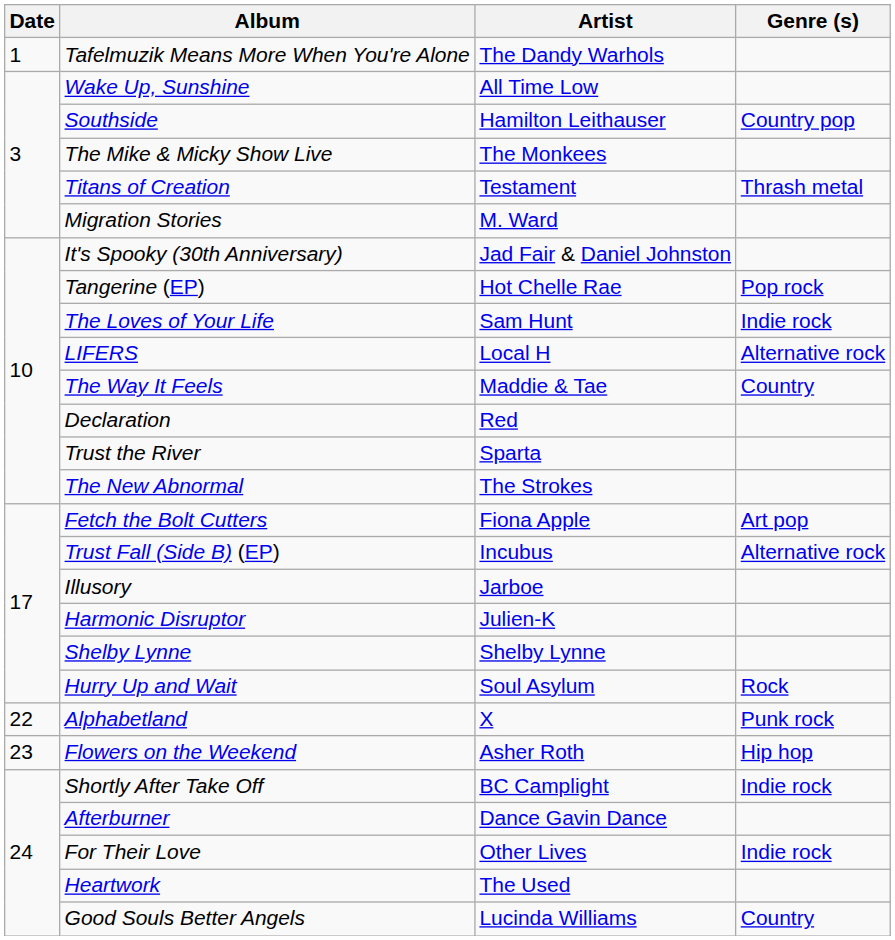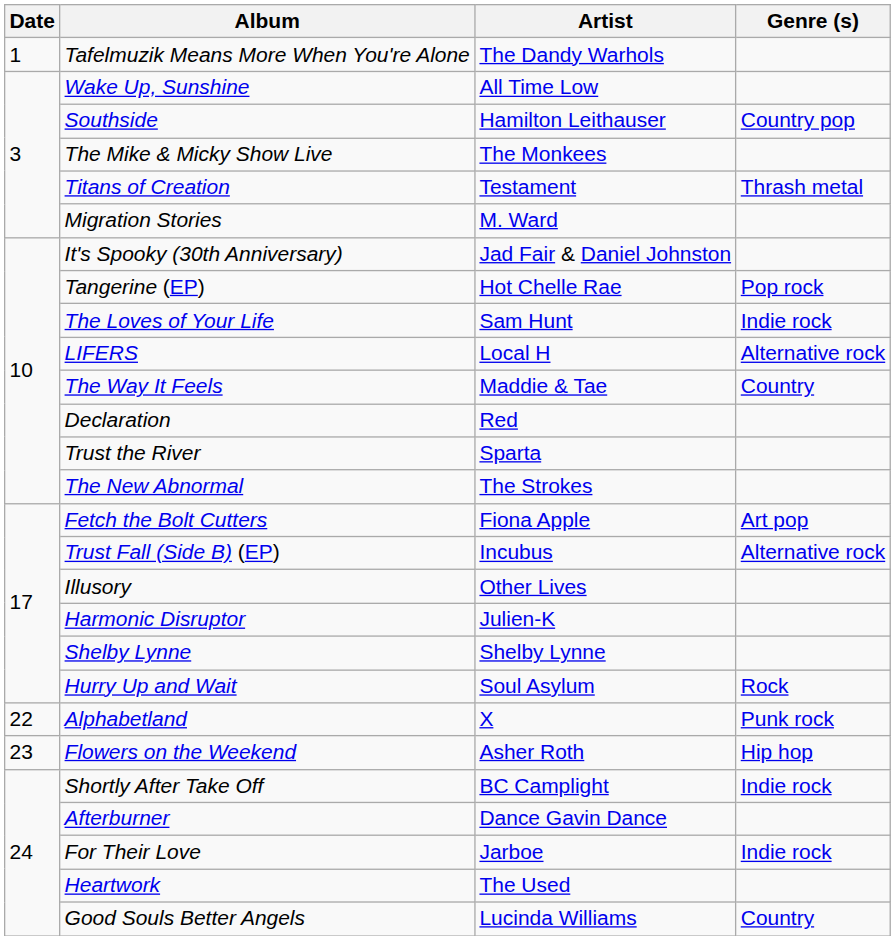(511, 586) Jarboe -> (533, 586) Other Lives
(533, 852) Other Lives -> (511, 852) Jarboe
